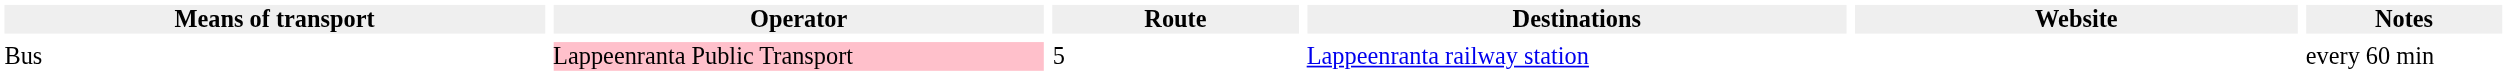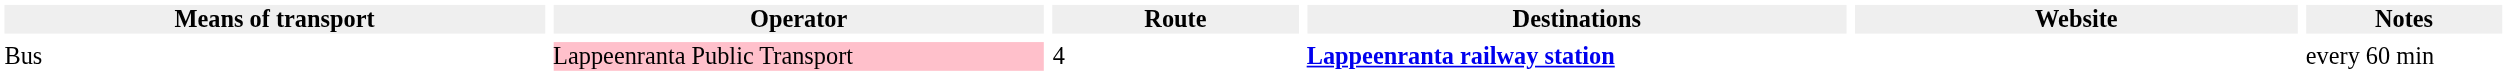(1059, 56) 5 -> (1059, 56) 4
(1448, 56) normal -> (1461, 56) bold
